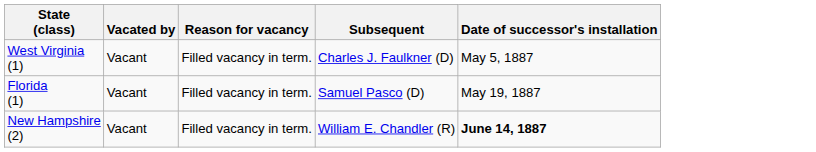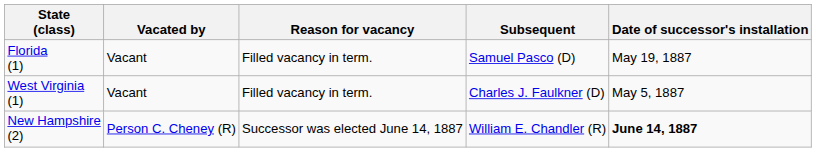rows swapped: (46, 57) <-> (27, 93)
(127, 128) Vacant -> (171, 128) Person C. Cheney (R)
(247, 128) Filled vacancy in term. -> (352, 128) Successor was elected June 14, 1887
